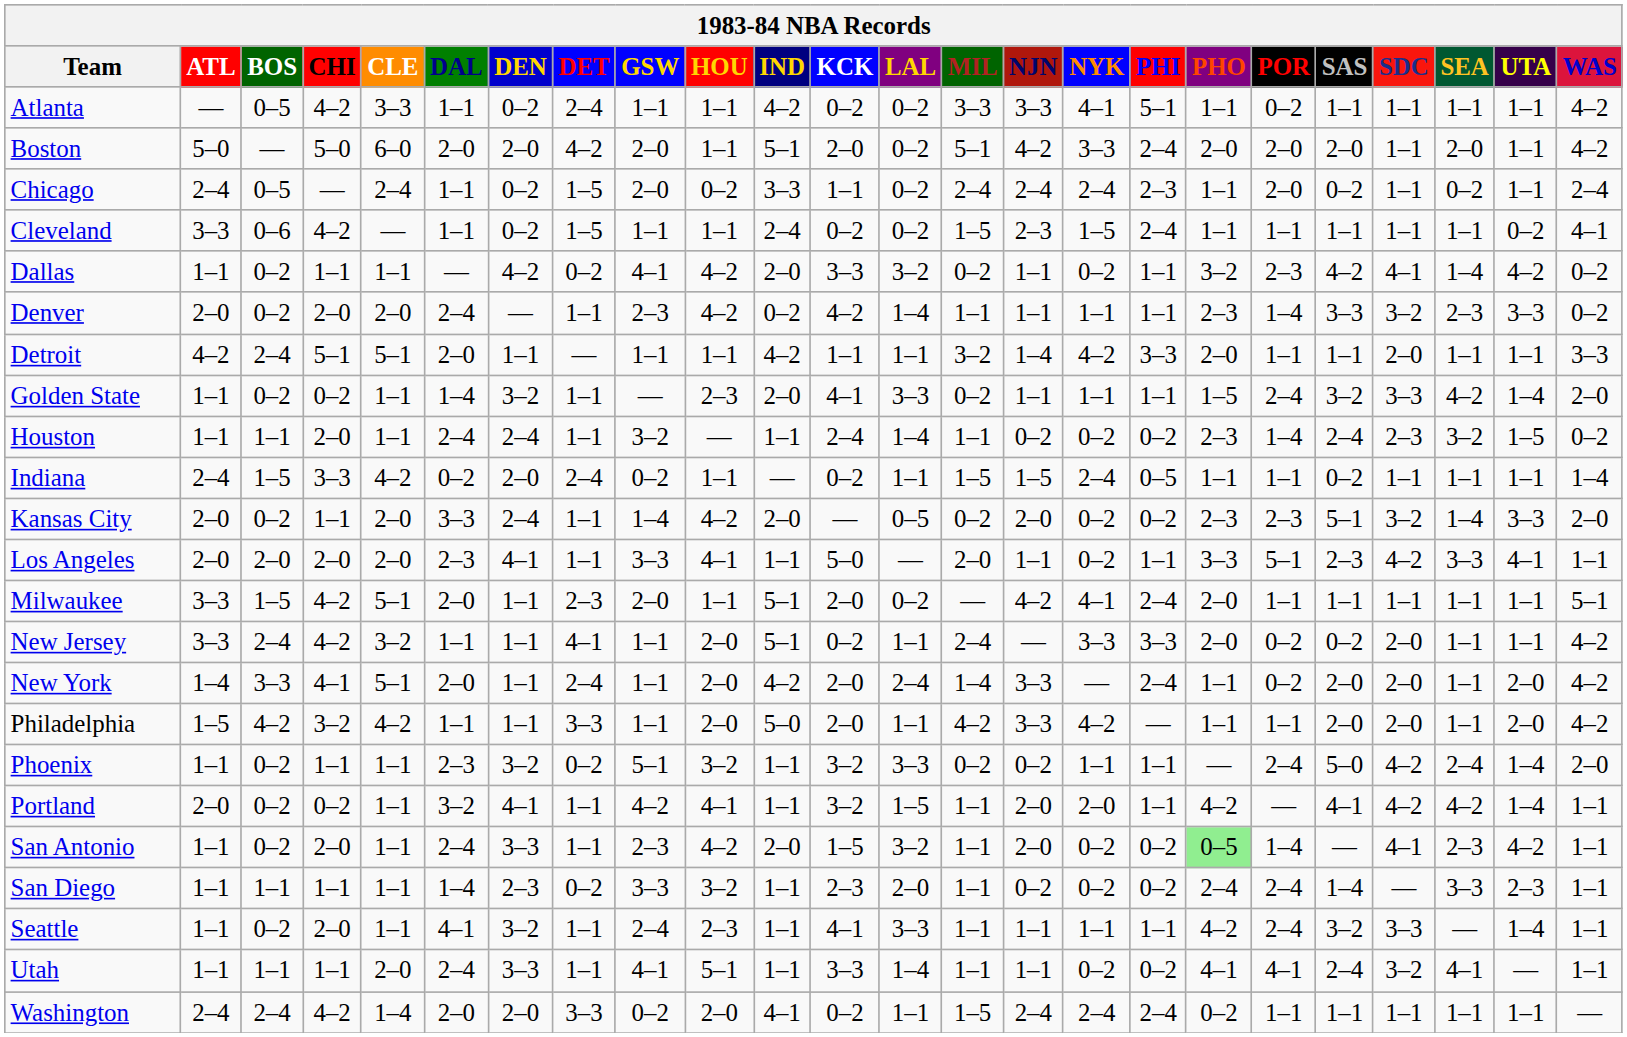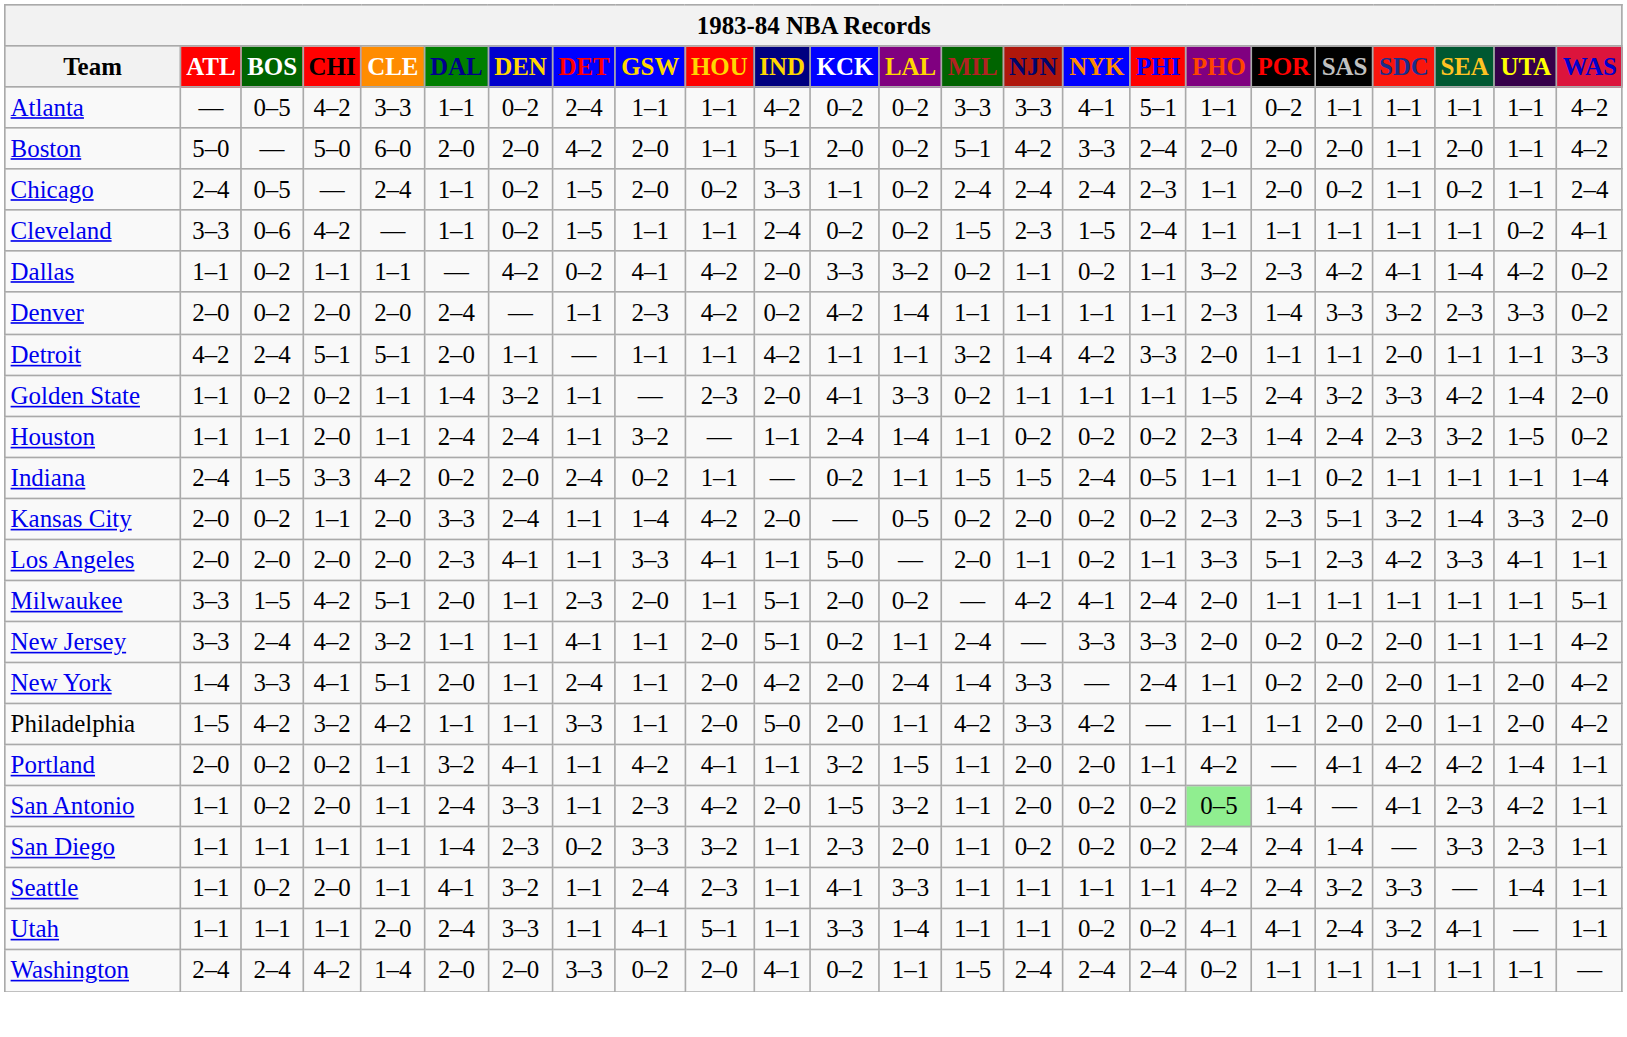- row: (51, 765)
